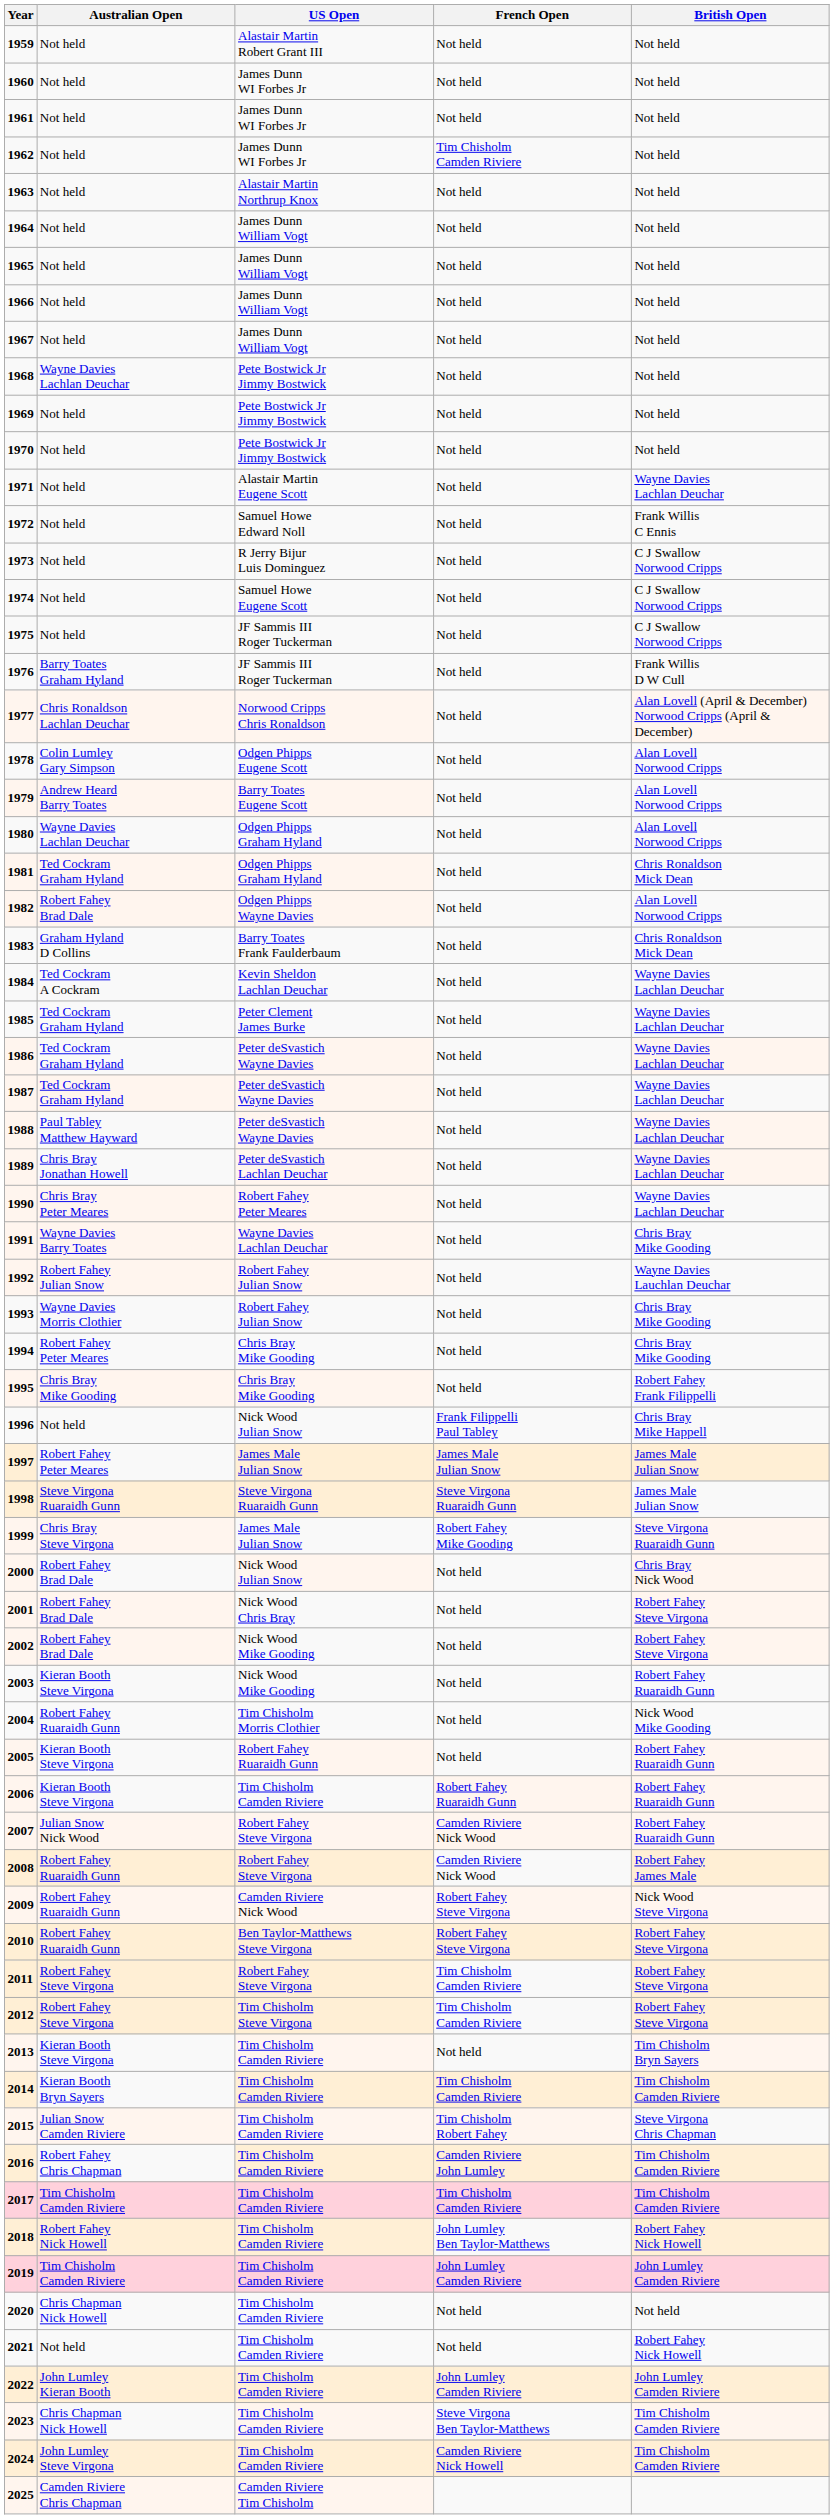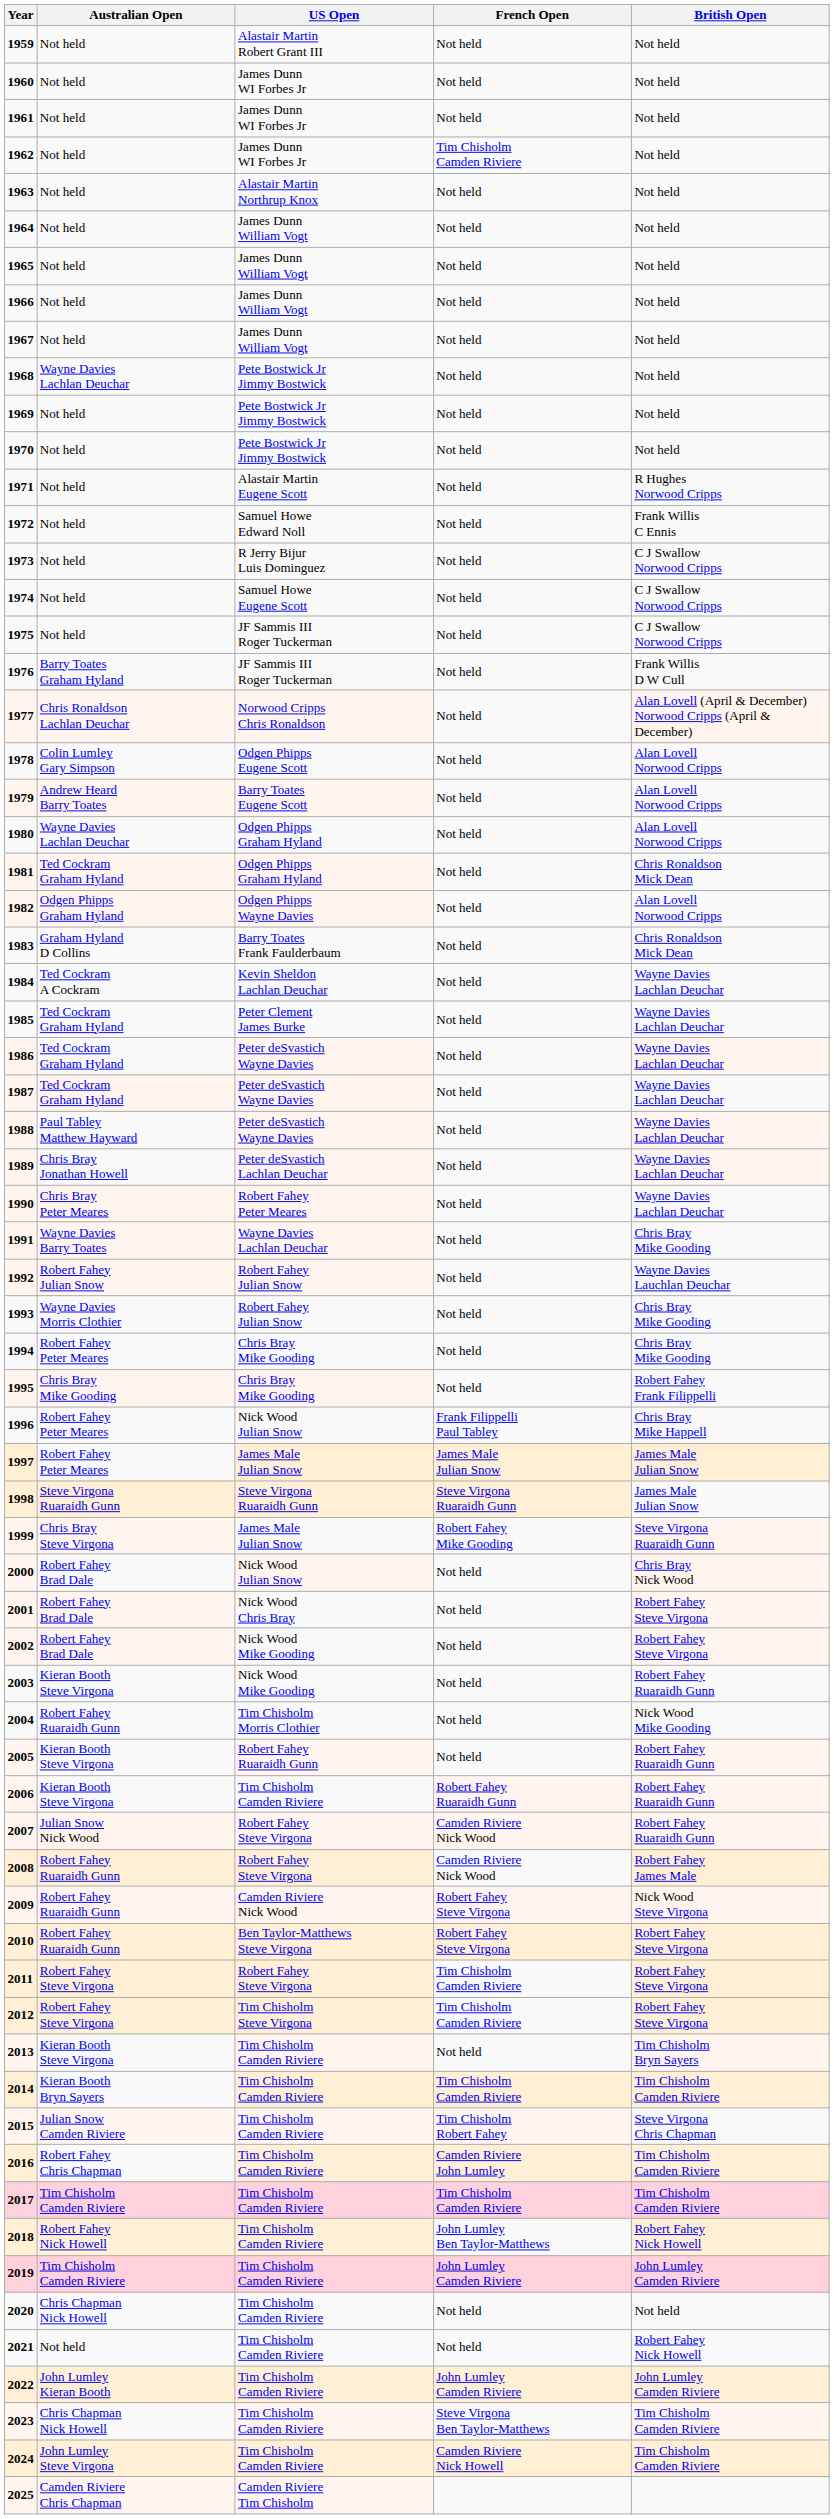(679, 486) Wayne Davies Lachlan Deuchar -> (678, 486) R Hughes Norwood Cripps
(75, 908) Robert Fahey Brad Dale -> (82, 908) Odgen Phipps Graham Hyland
(63, 1424) Not held -> (75, 1424) Robert Fahey Peter Meares
